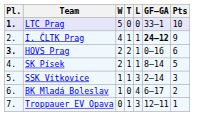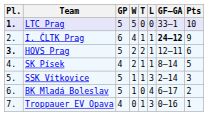+ column: (123, 11)
(154, 51) 0–16 -> (170, 51) 12–11
(156, 104) 12–11 -> (168, 104) 0–16
